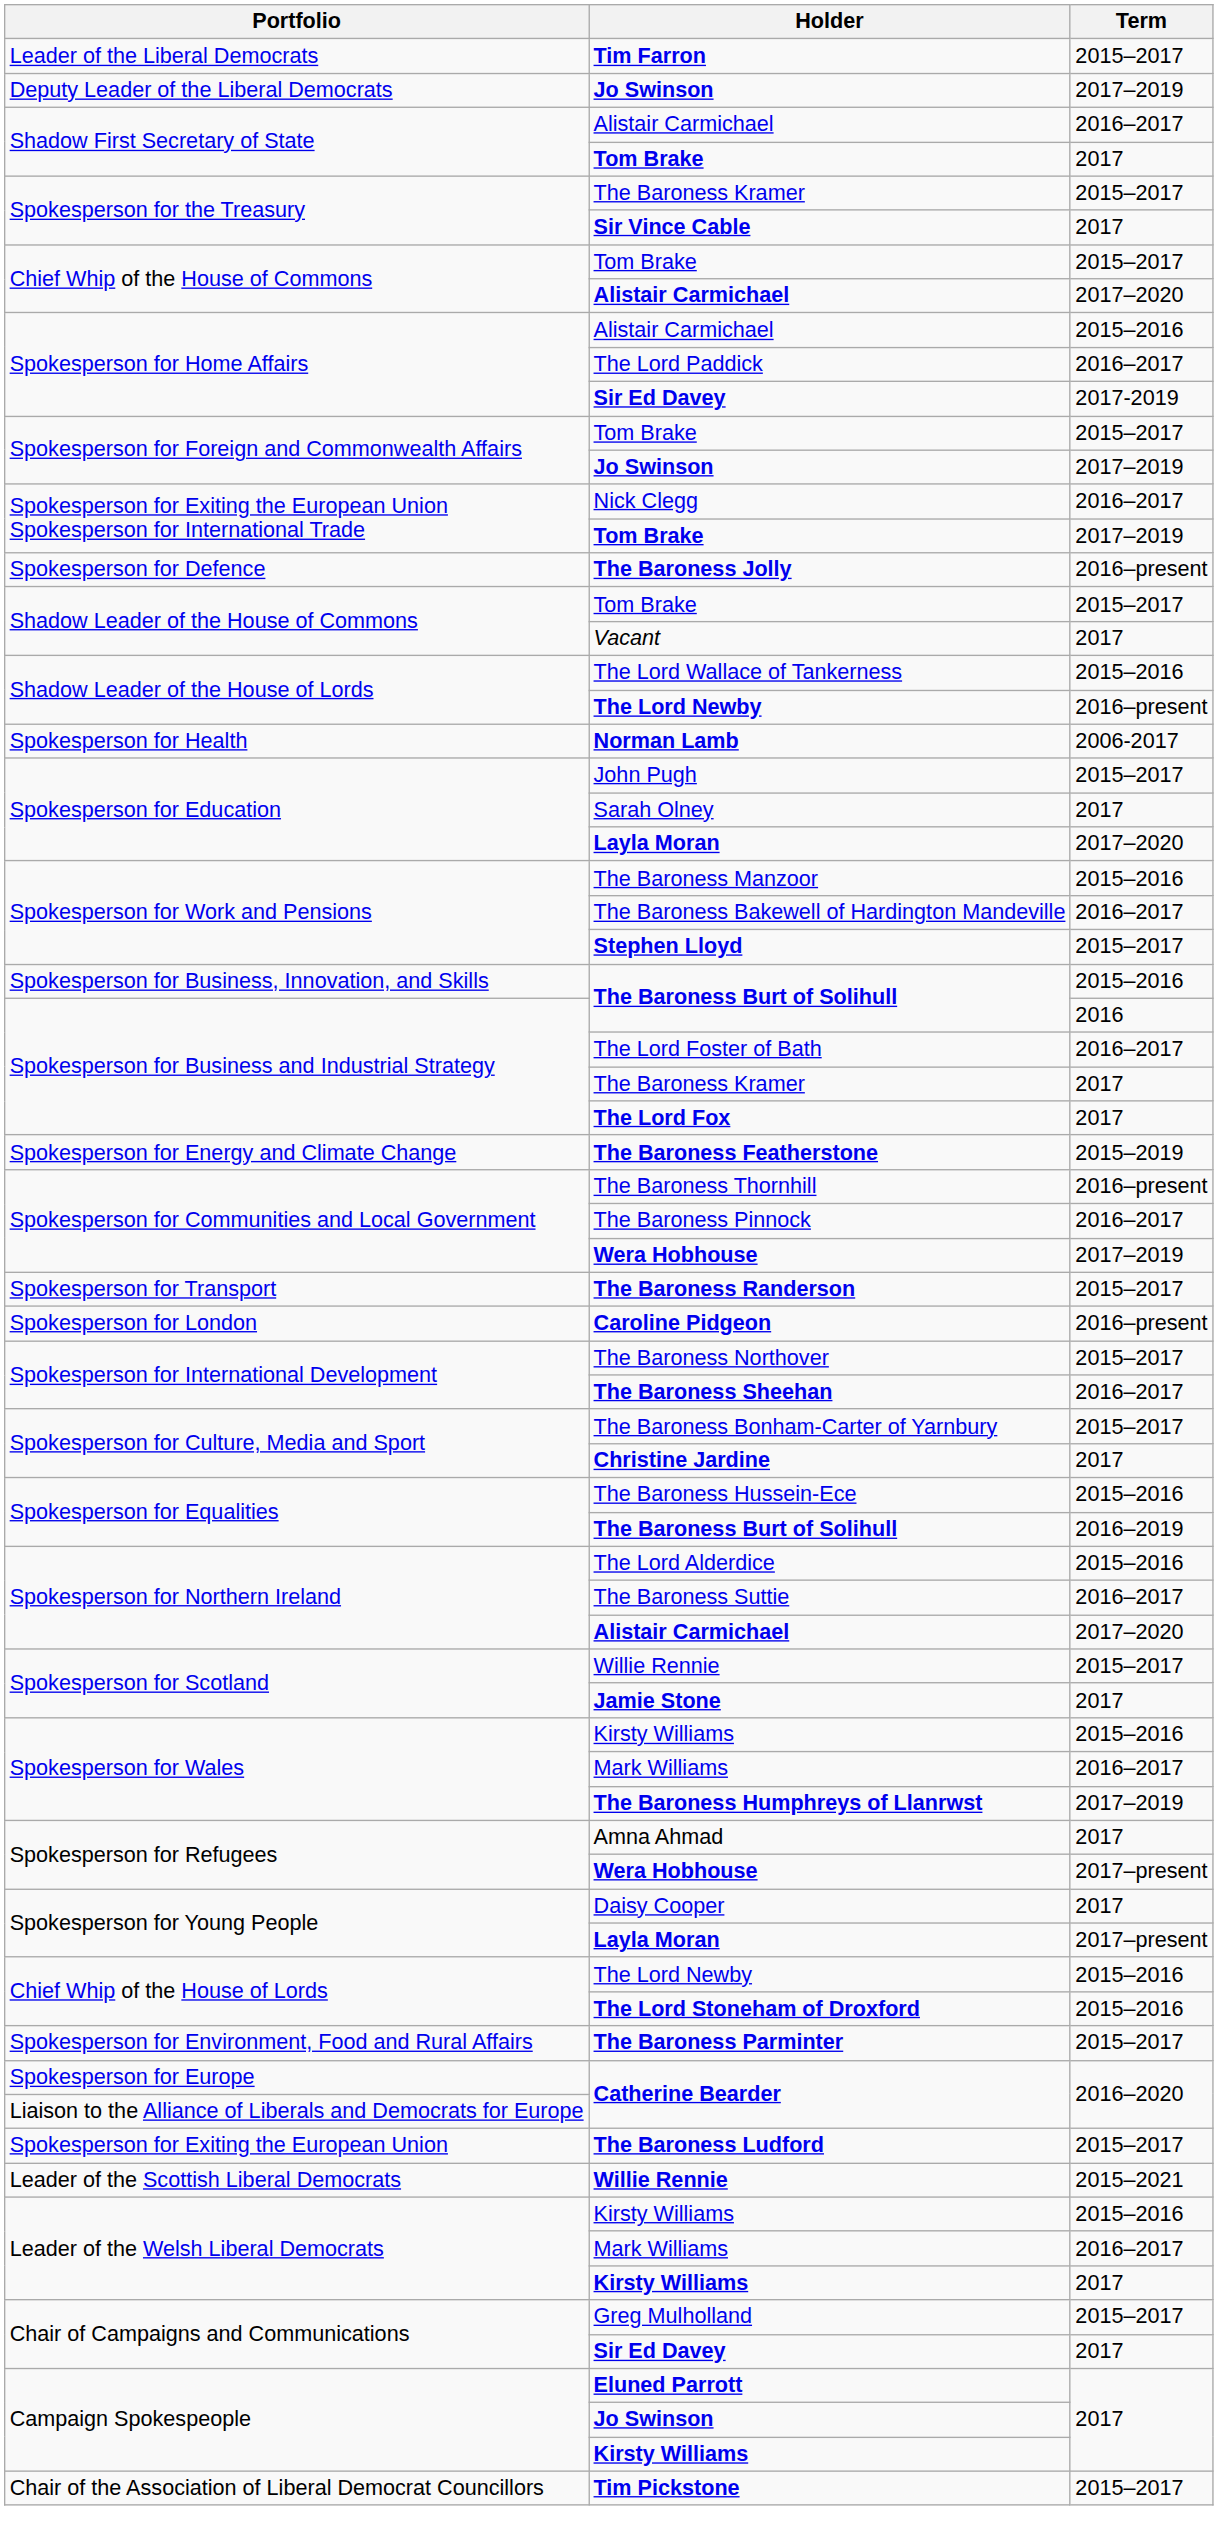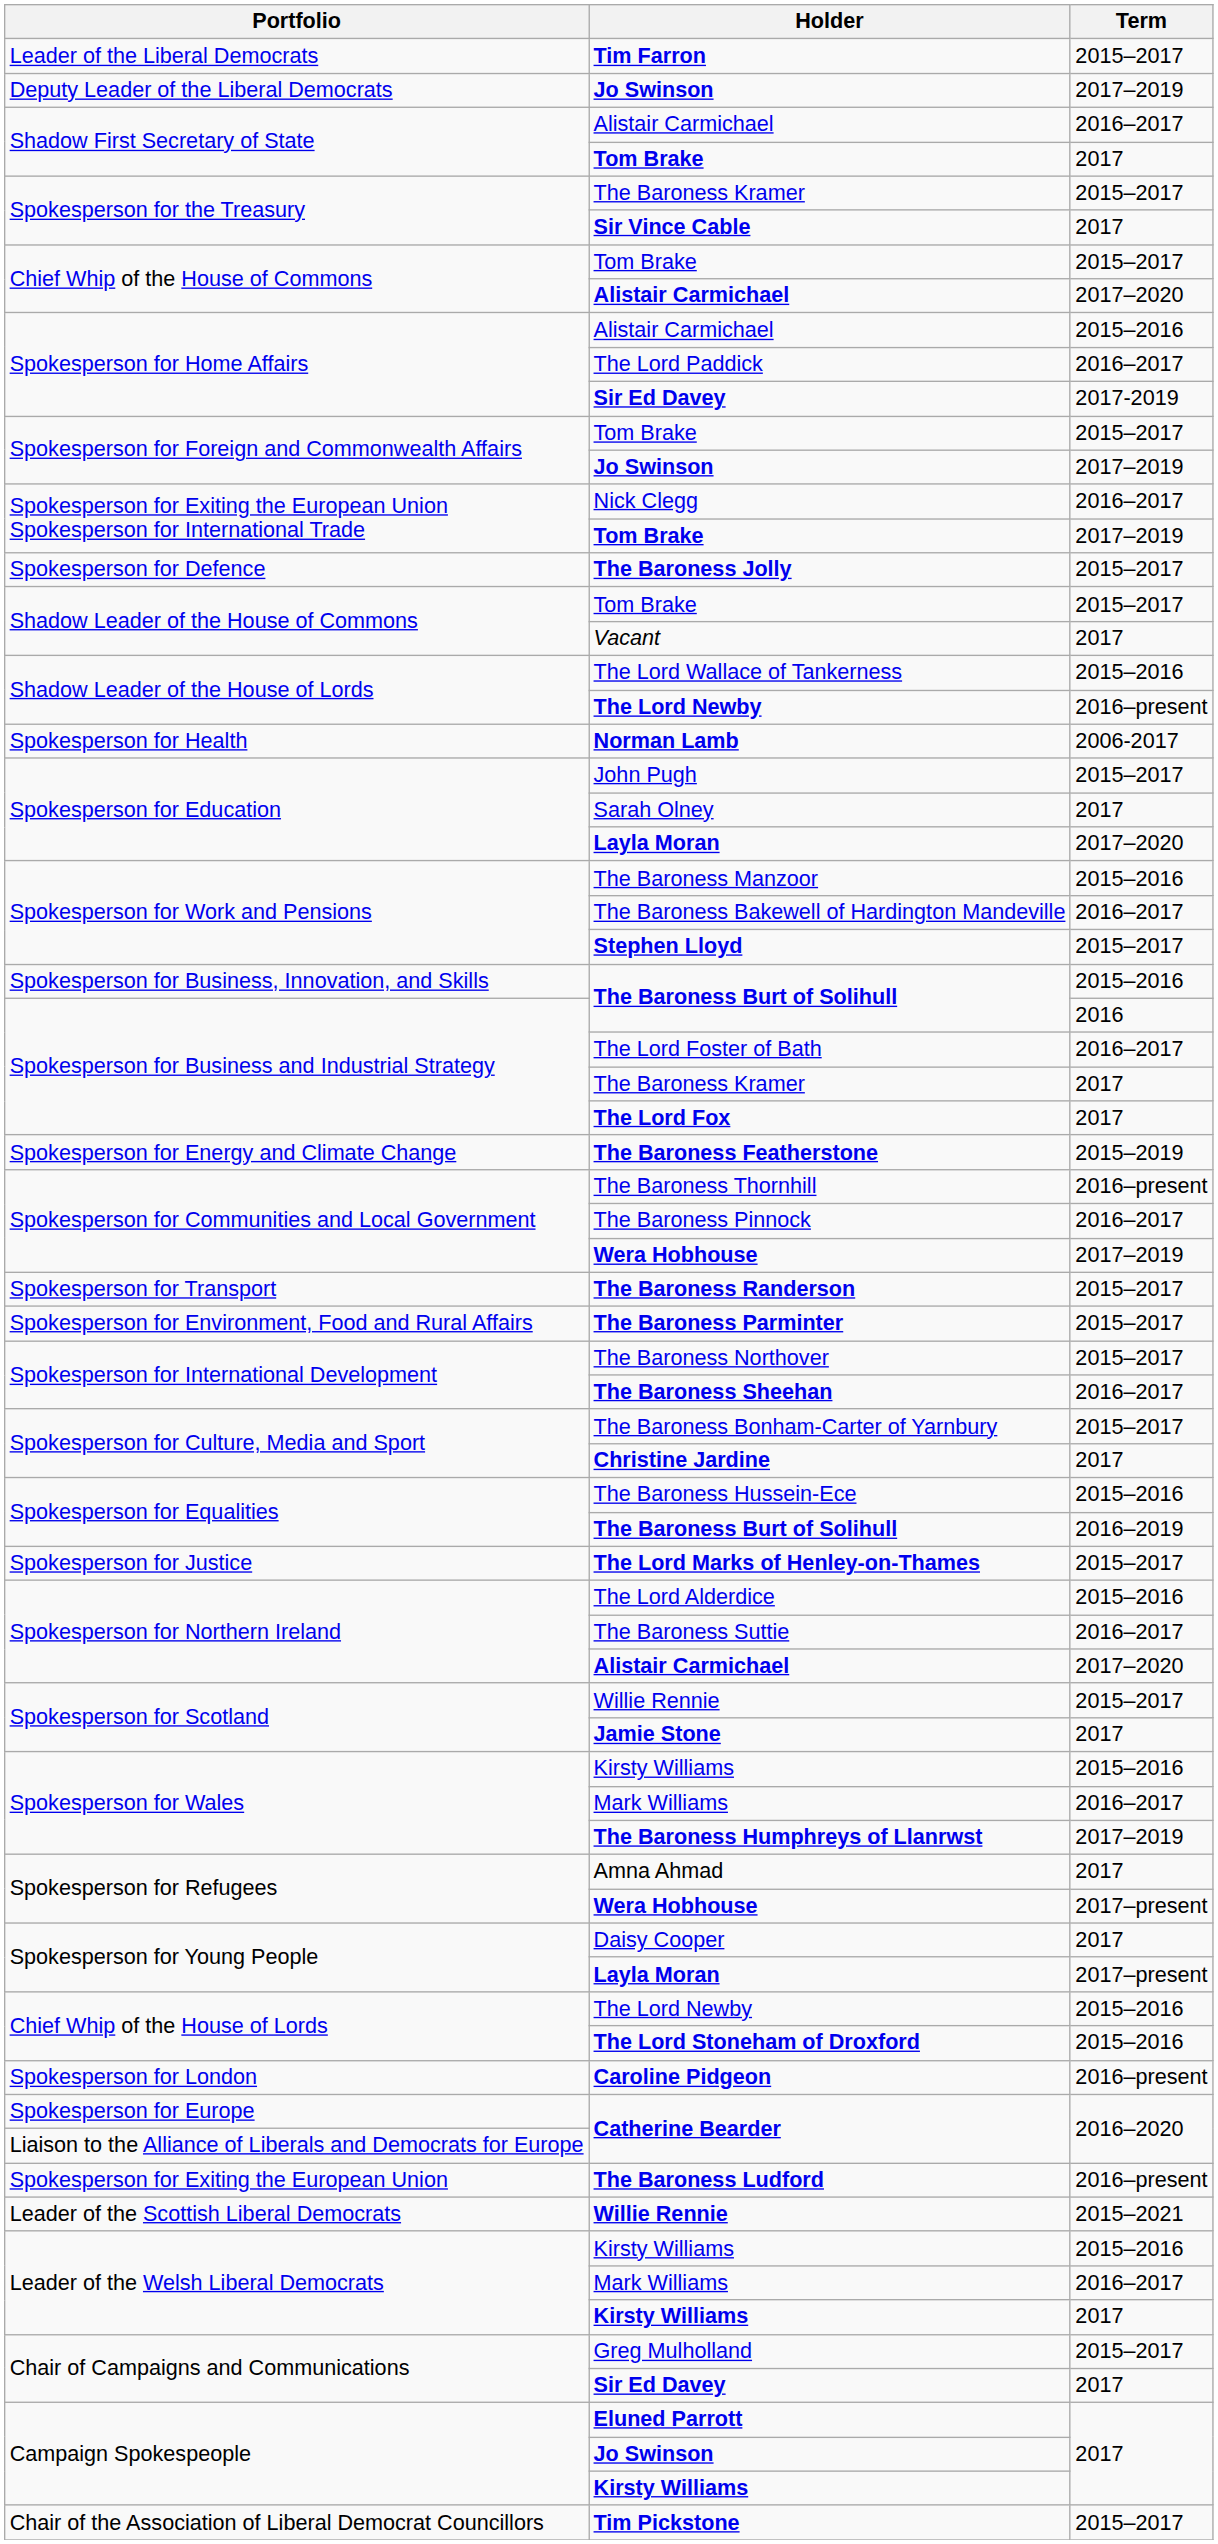(1141, 569) 2016–present -> (1129, 569) 2015–2017
rows swapped: (271, 2042) <-> (133, 1323)
+ row: (131, 1563)
(1129, 2145) 2015–2017 -> (1141, 2179) 2016–present
